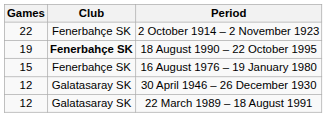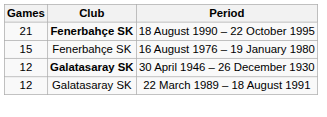- row: (229, 31)
(26, 49) 19 -> (26, 31) 21
(91, 85) normal -> (92, 67) bold
